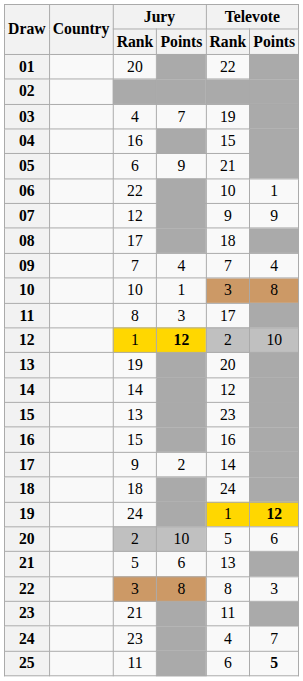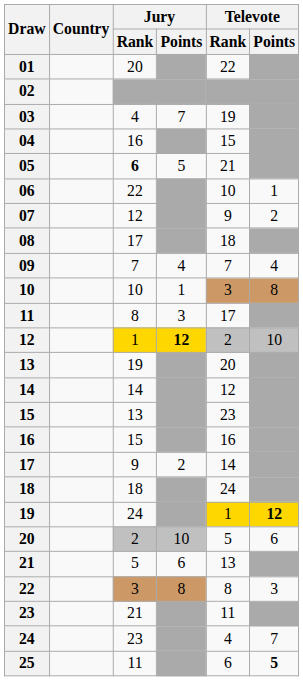(135, 166) normal -> (135, 166) bold
(181, 166) 9 -> (181, 166) 5
(274, 215) 9 -> (274, 215) 2
